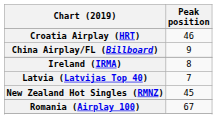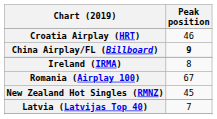(189, 50) normal -> (189, 50) bold
rows swapped: (85, 78) <-> (85, 107)
